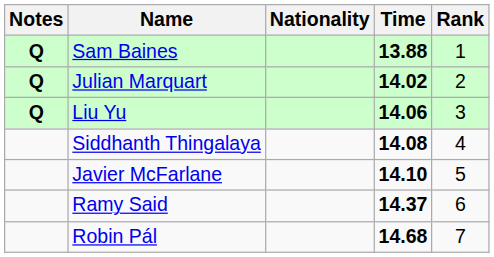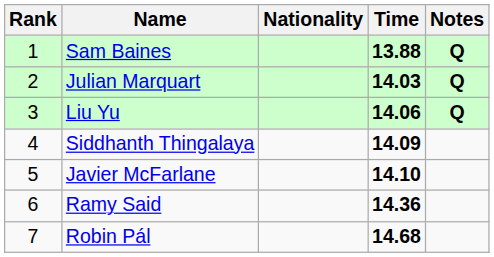columns swapped: (460, 19) <-> (36, 19)
(403, 81) 14.02 -> (397, 81) 14.03
(403, 143) 14.08 -> (397, 143) 14.09
(403, 205) 14.37 -> (397, 205) 14.36
